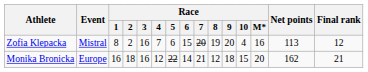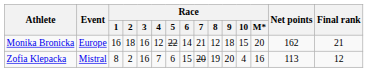rows swapped: (36, 43) <-> (40, 59)
